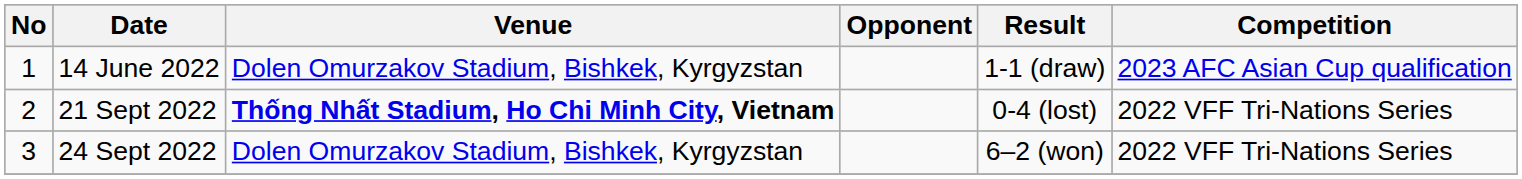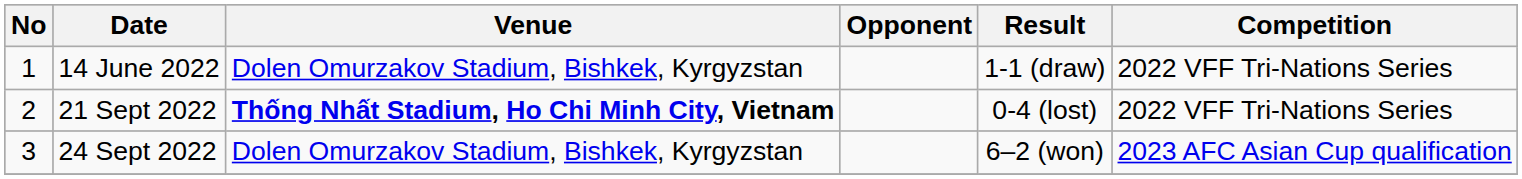(1315, 67) 2023 AFC Asian Cup qualification -> (1285, 67) 2022 VFF Tri-Nations Series
(1285, 151) 2022 VFF Tri-Nations Series -> (1315, 151) 2023 AFC Asian Cup qualification
